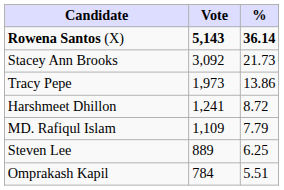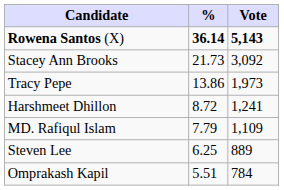columns swapped: (215, 15) <-> (259, 15)
